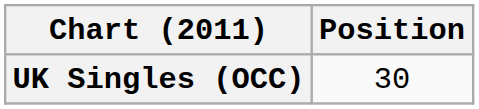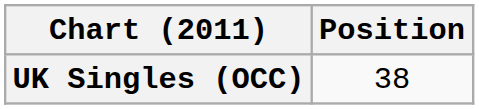(392, 80) 30 -> (392, 80) 38
